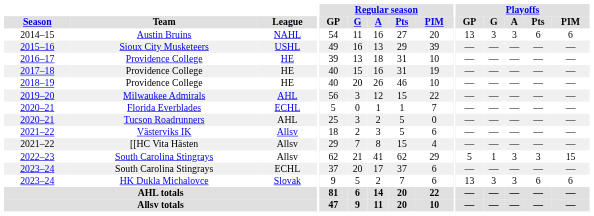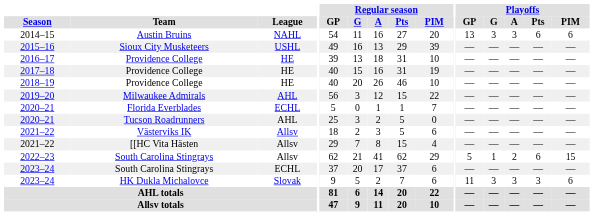(514, 156) 3 -> (514, 156) 2
(538, 156) 3 -> (538, 156) 6
(469, 181) 13 -> (469, 181) 11
(538, 181) 6 -> (538, 181) 3
